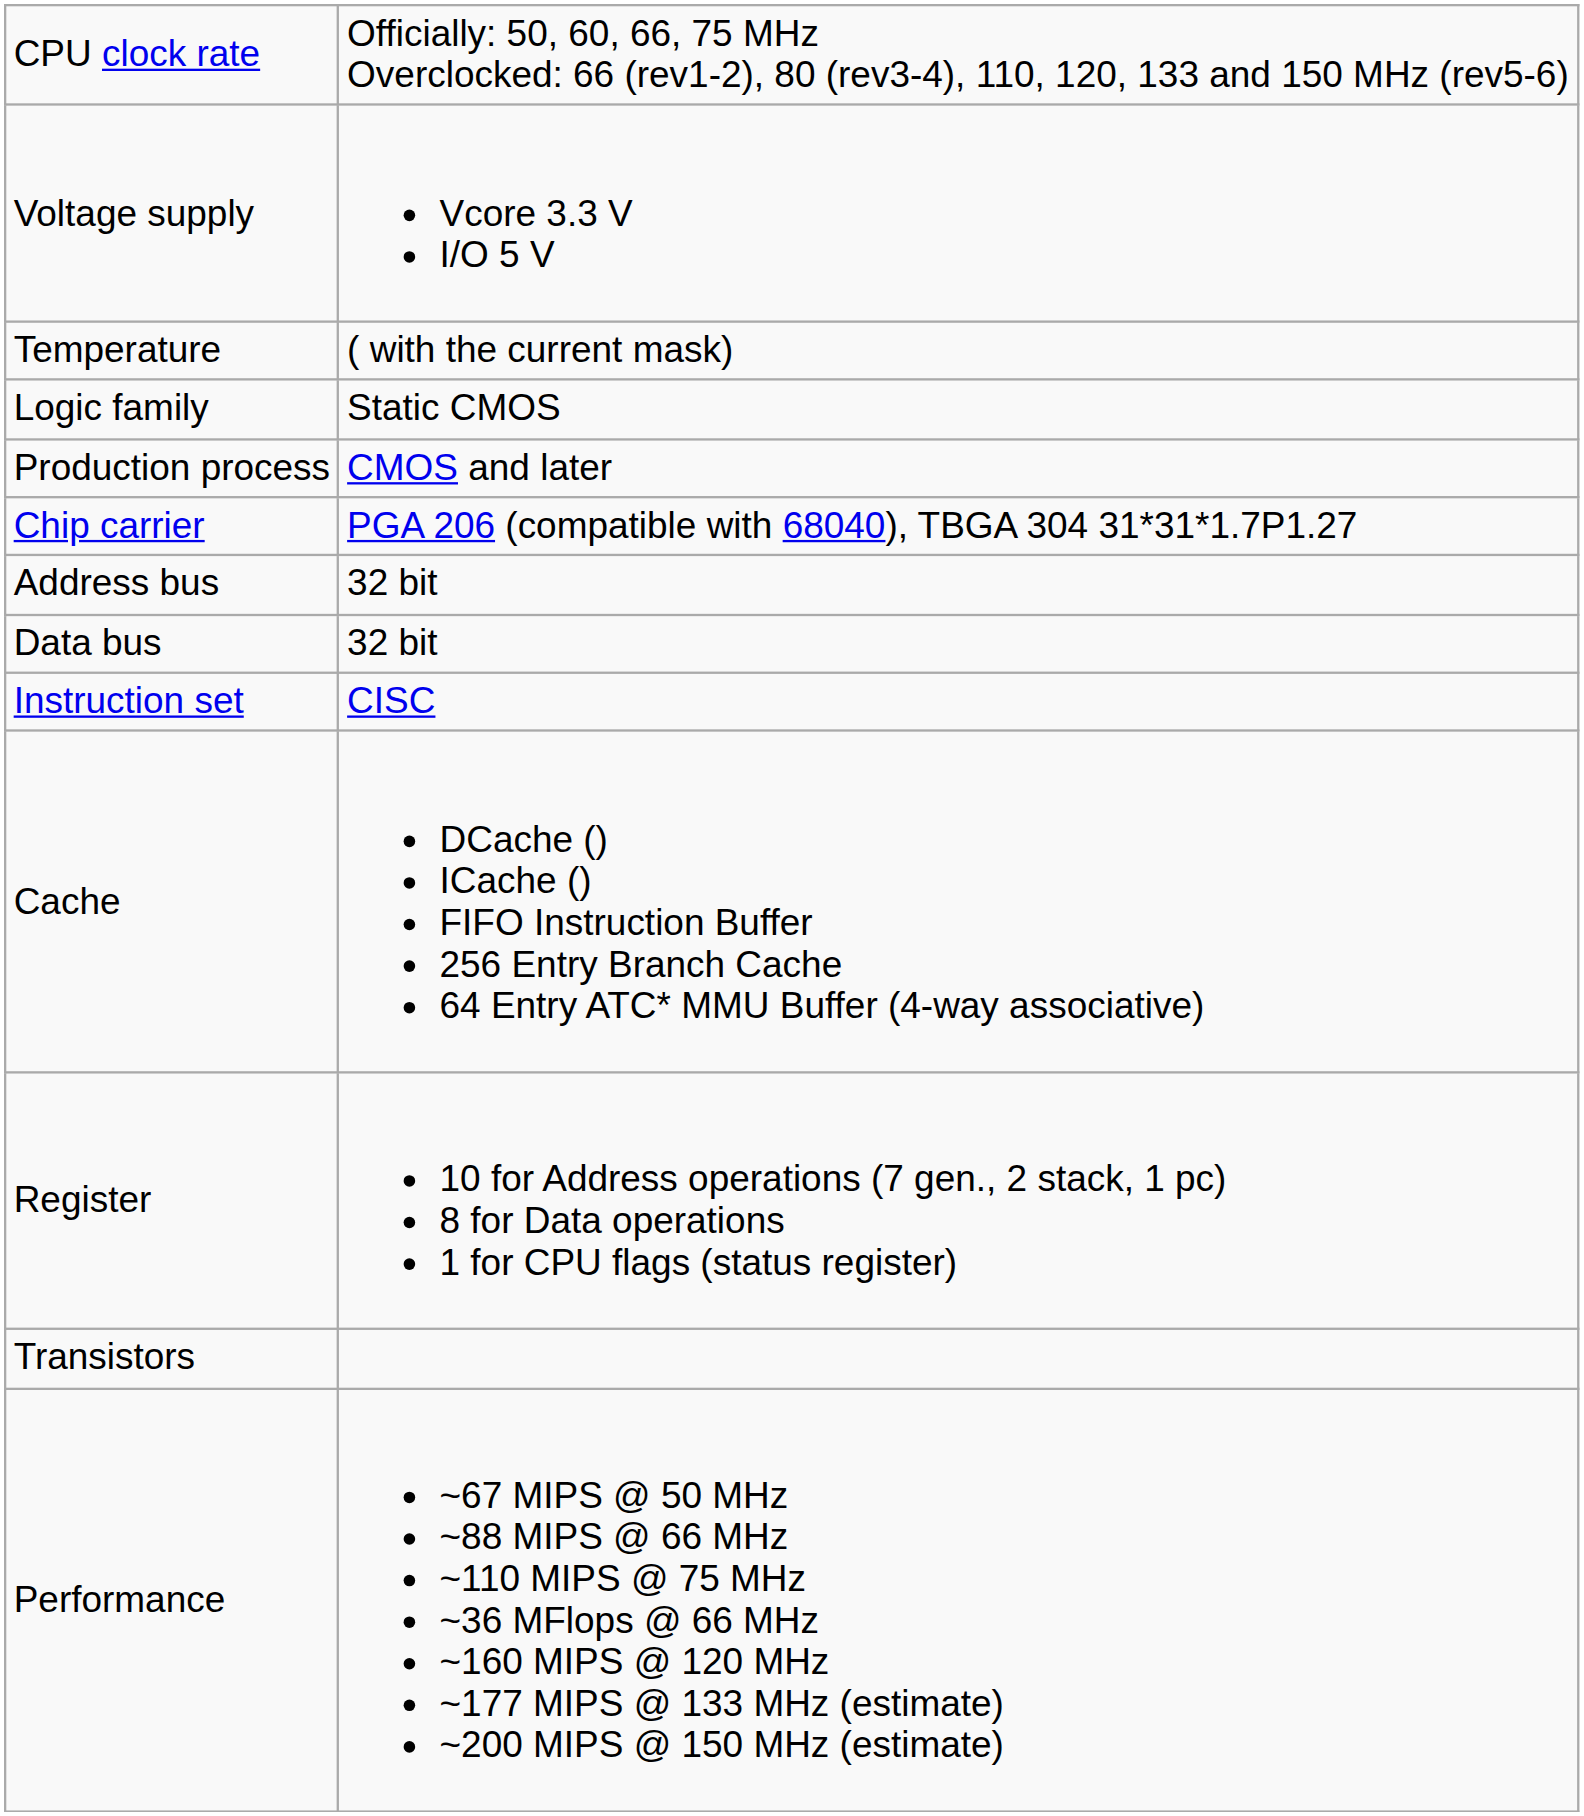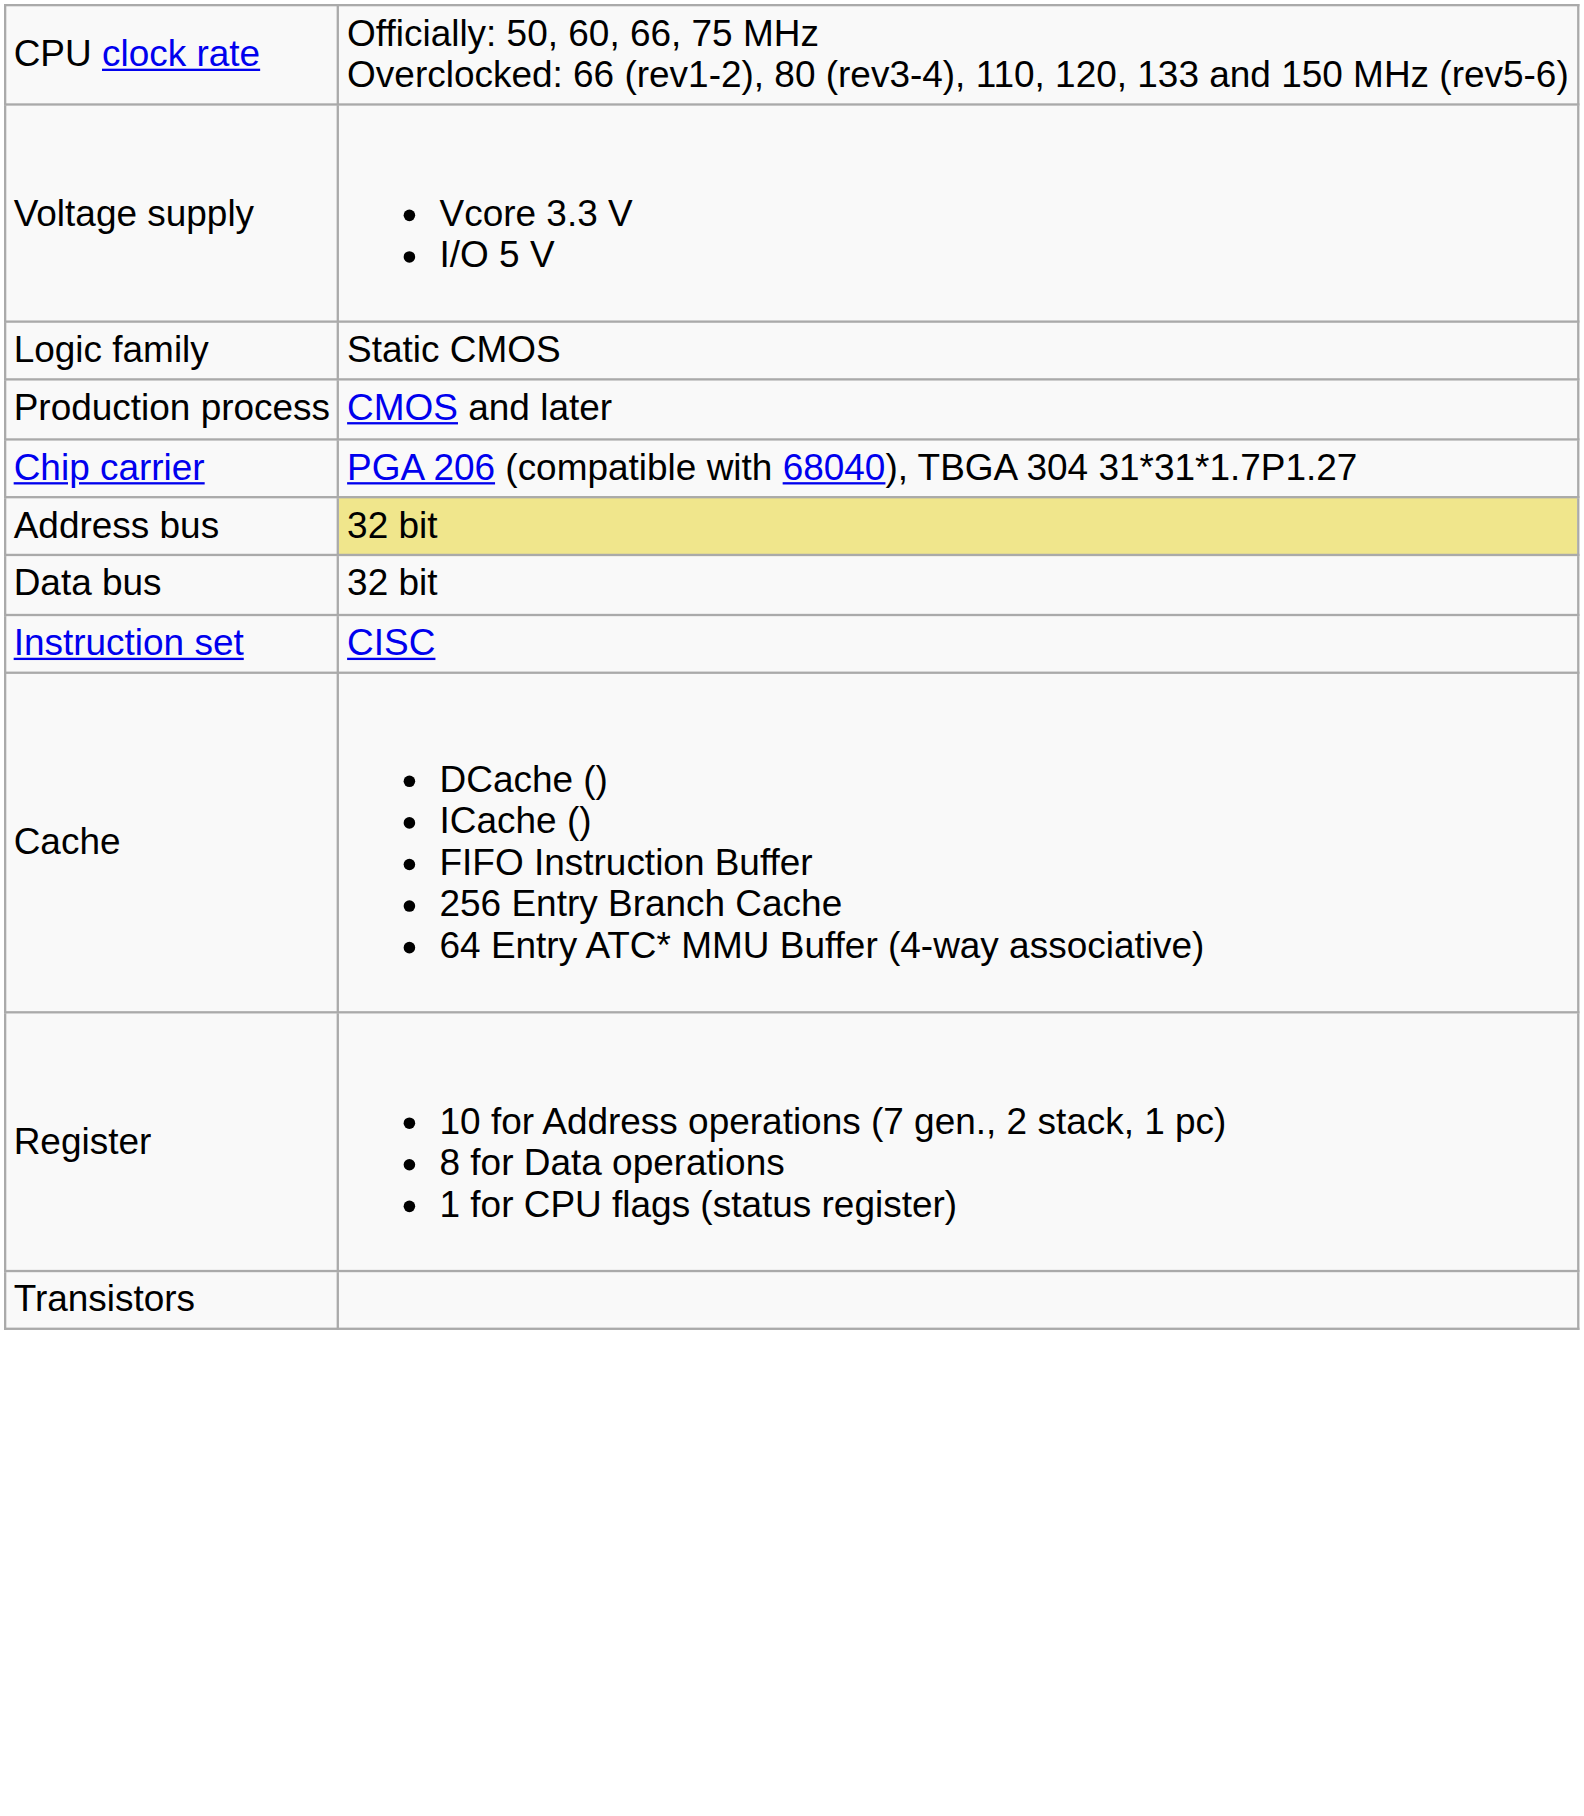- row: (117, 349)
(392, 584) no background -> (392, 525) khaki background
- row: (119, 1598)
